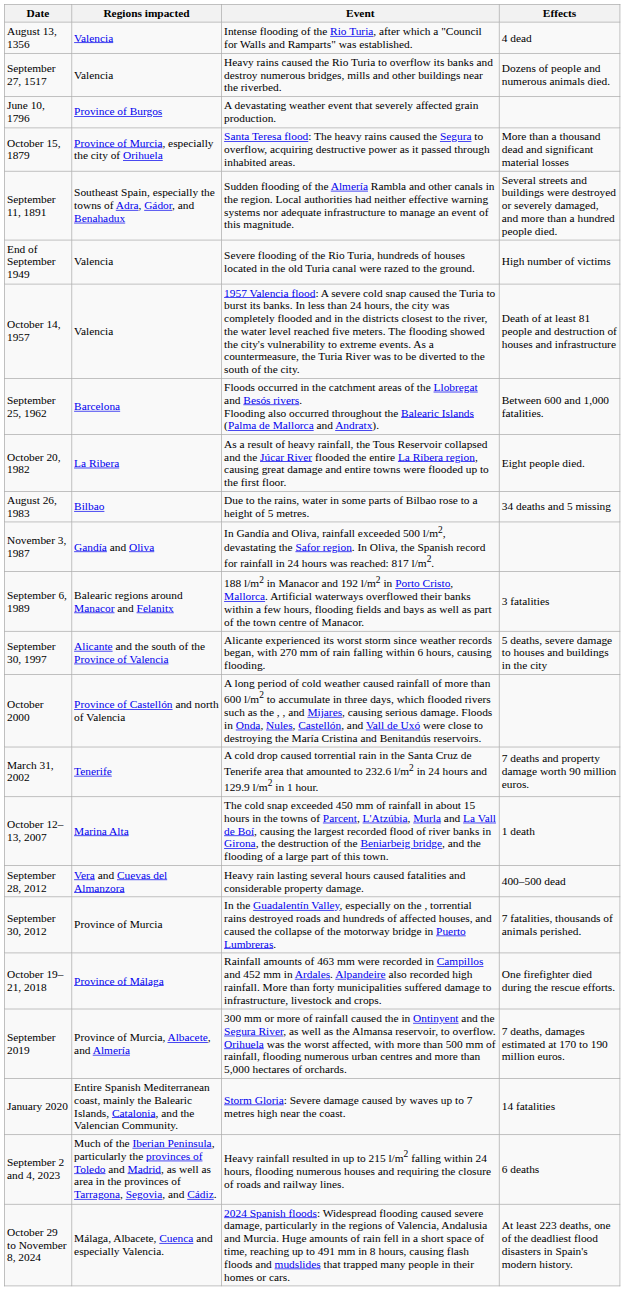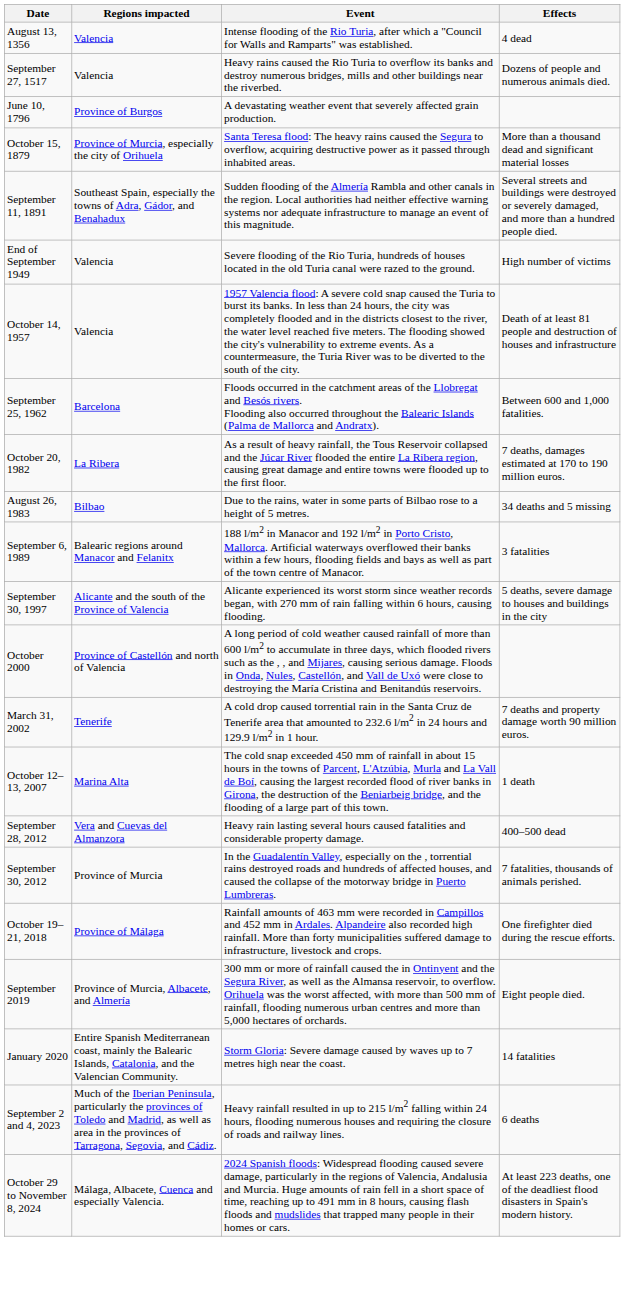(543, 463) Eight people died. -> (555, 463) 7 deaths, damages estimated at 170 to 190 million euros.
- row: (37, 547)
(555, 1044) 7 deaths, damages estimated at 170 to 190 million euros. -> (543, 994) Eight people died.
